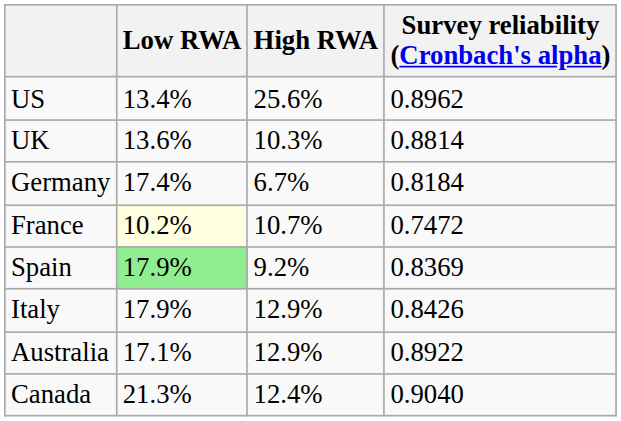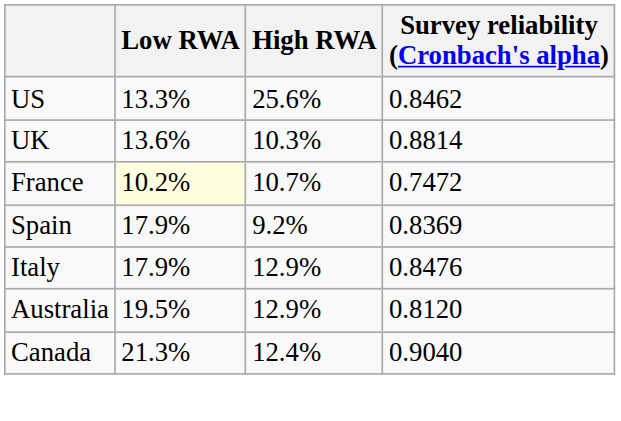(157, 98) 13.4% -> (156, 98) 13.3%
(427, 98) 0.8962 -> (426, 98) 0.8462
- row: (61, 182)
(157, 267) lightgreen background -> (156, 225) no background
(427, 310) 0.8426 -> (426, 267) 0.8476
(157, 352) 17.1% -> (156, 310) 19.5%
(427, 352) 0.8922 -> (426, 310) 0.8120
